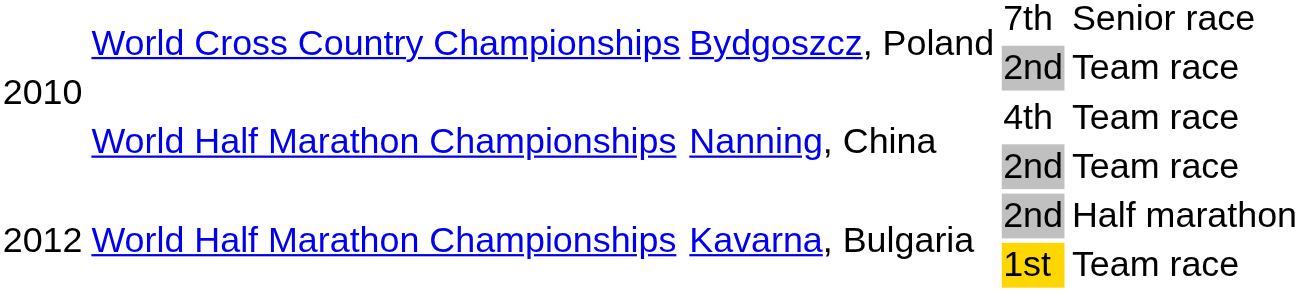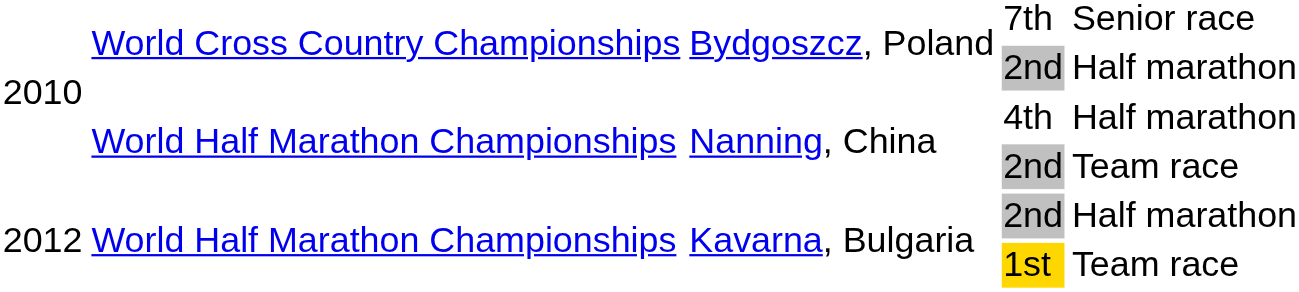(1156, 67) Team race -> (1184, 67) Half marathon
(1156, 116) Team race -> (1184, 116) Half marathon
